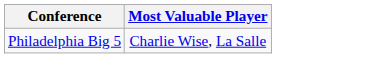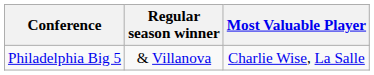+ column: (174, 25)
